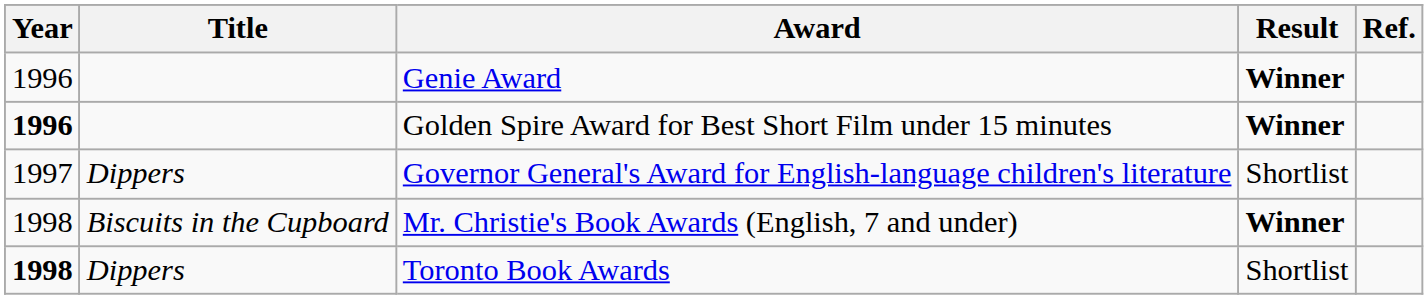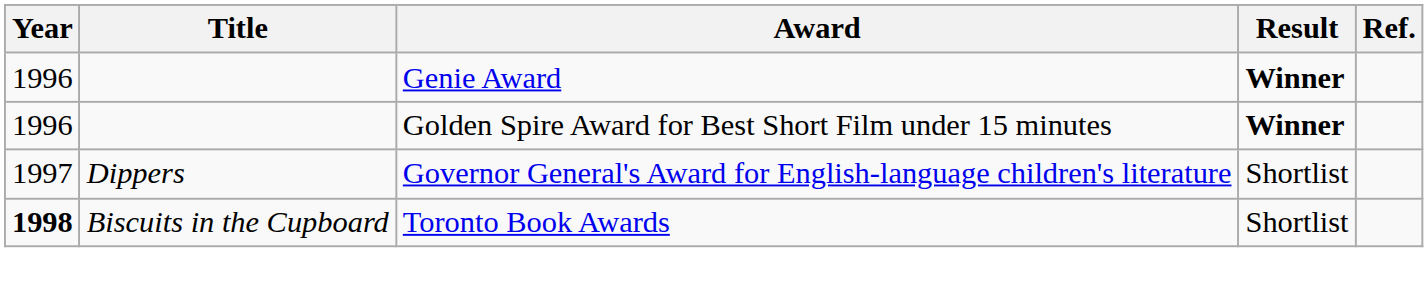(42, 125) bold -> (42, 125) normal
- row: (710, 221)
(136, 269) Dippers -> (238, 221) Biscuits in the Cupboard
